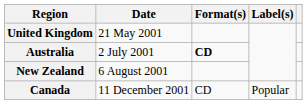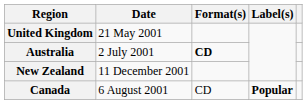(133, 71) 6 August 2001 -> (144, 71) 11 December 2001
(144, 90) 11 December 2001 -> (133, 90) 6 August 2001
(270, 90) normal -> (272, 90) bold
